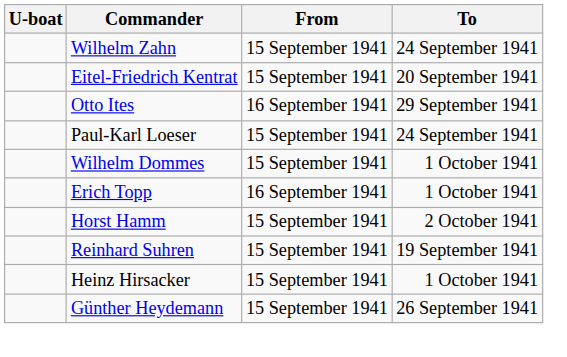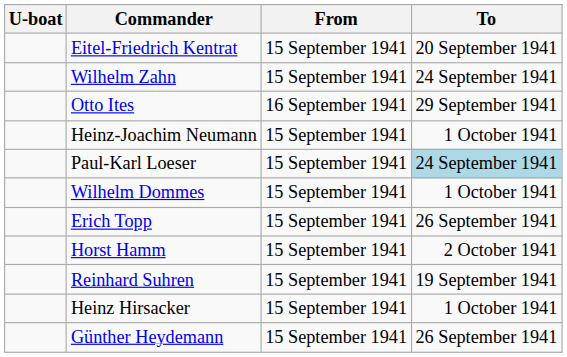rows swapped: (123, 47) <-> (154, 76)
+ row: (164, 134)
(467, 134) no background -> (486, 163) lightblue background
(317, 192) 16 September 1941 -> (336, 221) 15 September 1941
(481, 192) 1 October 1941 -> (486, 221) 26 September 1941
